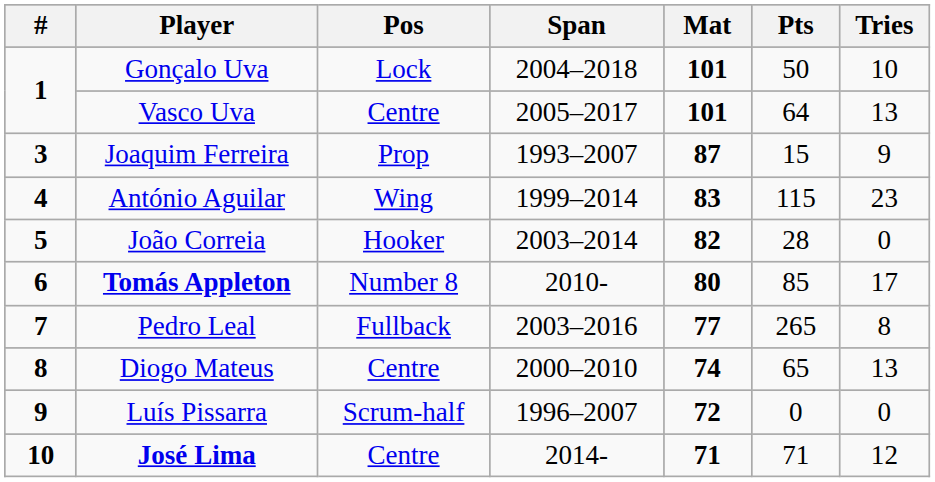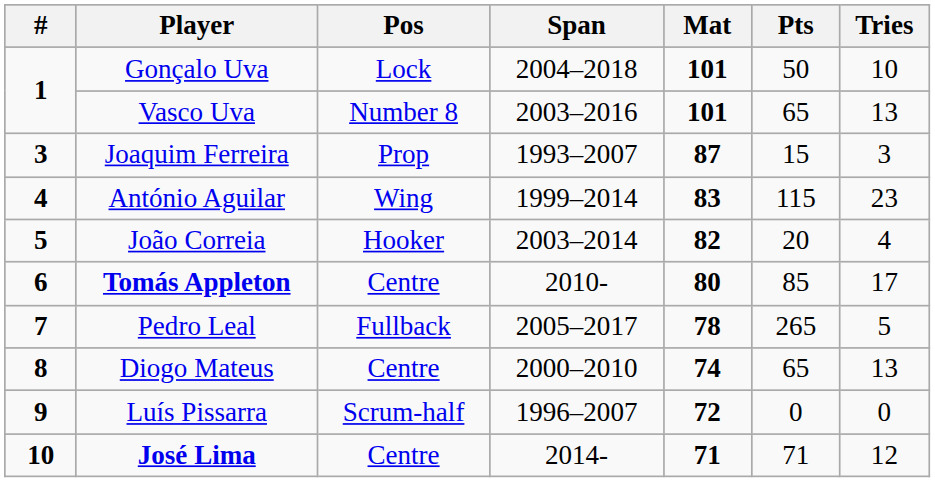(404, 111) Centre -> (404, 111) Number 8
(577, 111) 2005–2017 -> (577, 111) 2003–2016
(796, 111) 64 -> (796, 111) 65
(884, 154) 9 -> (884, 154) 3
(796, 240) 28 -> (796, 240) 20
(884, 240) 0 -> (884, 240) 4
(404, 283) Number 8 -> (404, 283) Centre
(577, 326) 2003–2016 -> (577, 326) 2005–2017
(707, 326) 77 -> (707, 326) 78
(884, 326) 8 -> (884, 326) 5
